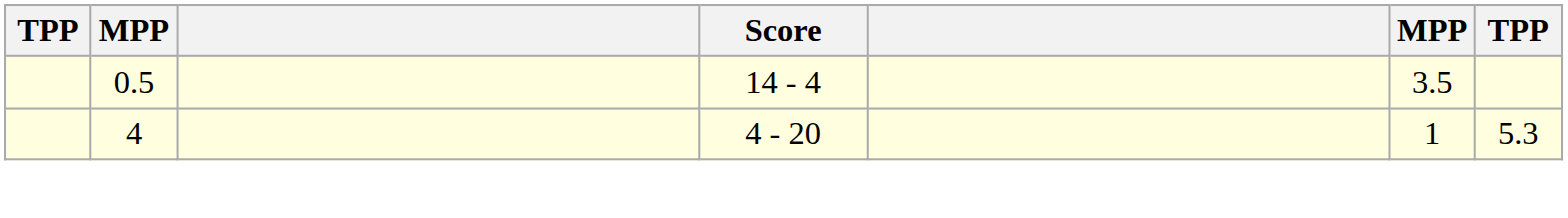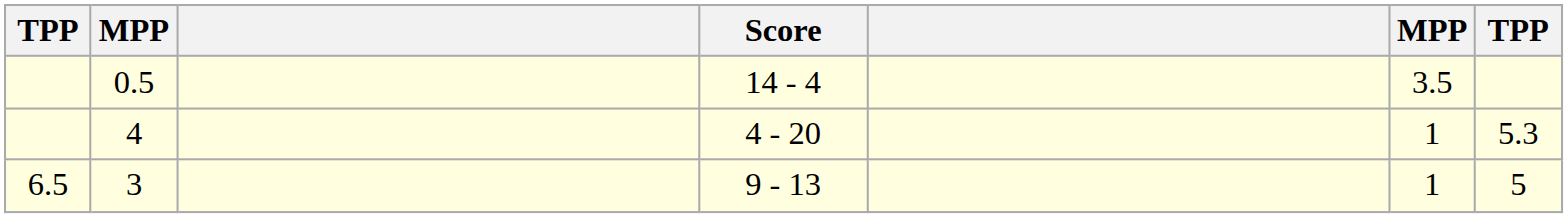+ row: (134, 184)
